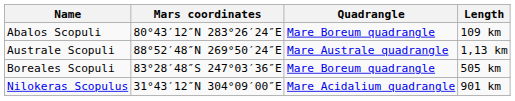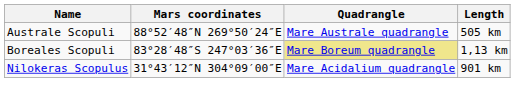- row: (54, 32)
(484, 50) 1,13 km -> (481, 32) 505 km
(361, 68) no background -> (361, 50) khaki background
(481, 68) 505 km -> (484, 50) 1,13 km
